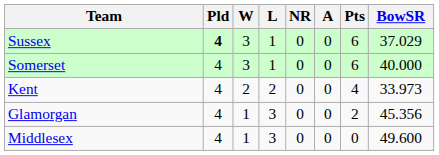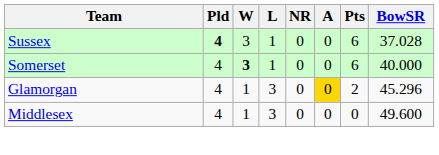(401, 41) 37.029 -> (401, 41) 37.028
(246, 65) normal -> (246, 65) bold
- row: (23, 89)
(328, 114) no background -> (328, 89) gold background
(401, 114) 45.356 -> (401, 89) 45.296
